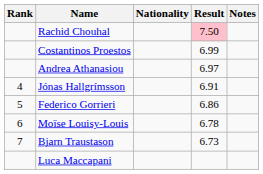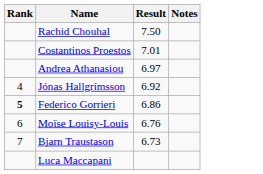- column: (162, 13)
(209, 32) pink background -> (151, 32) no background
(209, 50) 6.99 -> (151, 50) 7.01
(209, 87) 6.91 -> (151, 87) 6.92
(20, 105) normal -> (20, 105) bold
(209, 123) 6.78 -> (151, 123) 6.76
